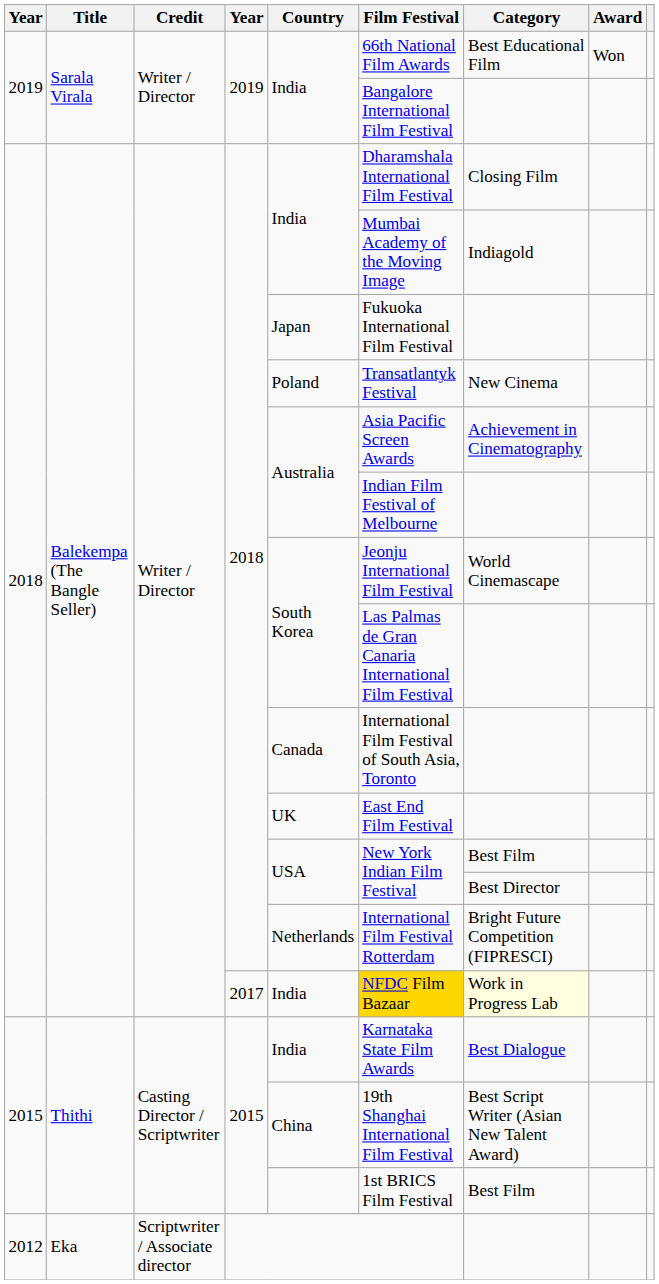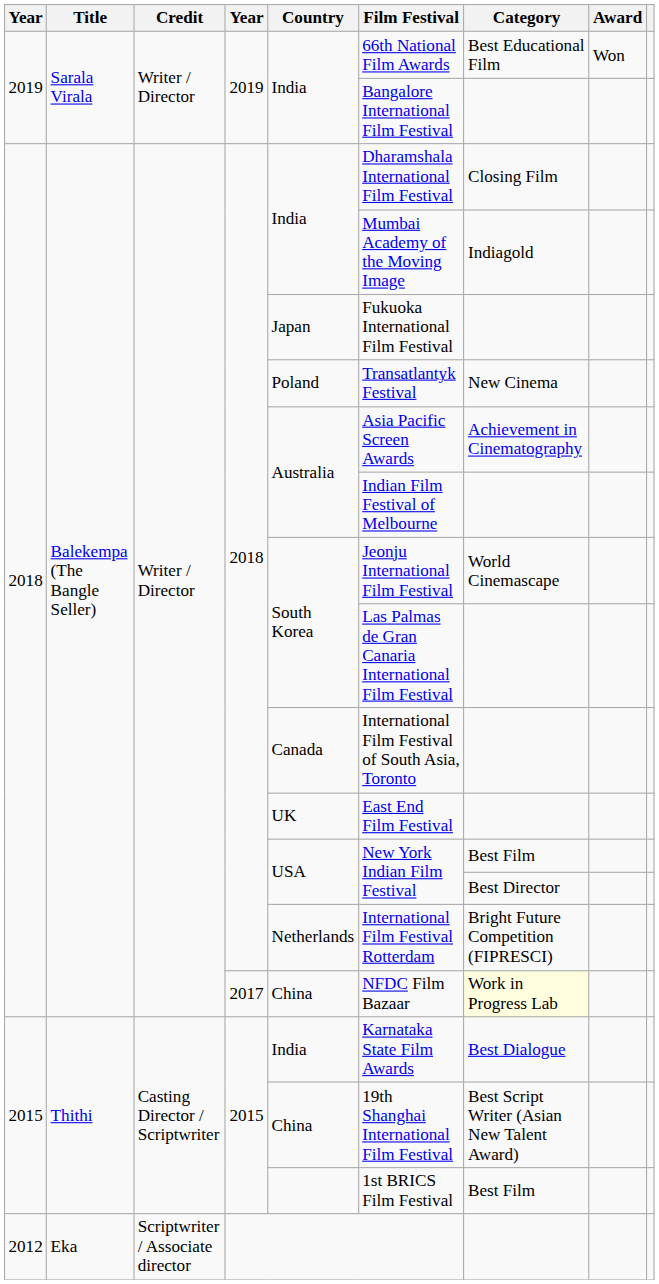(289, 993) India -> (292, 993) China
(403, 993) gold background -> (403, 993) no background
